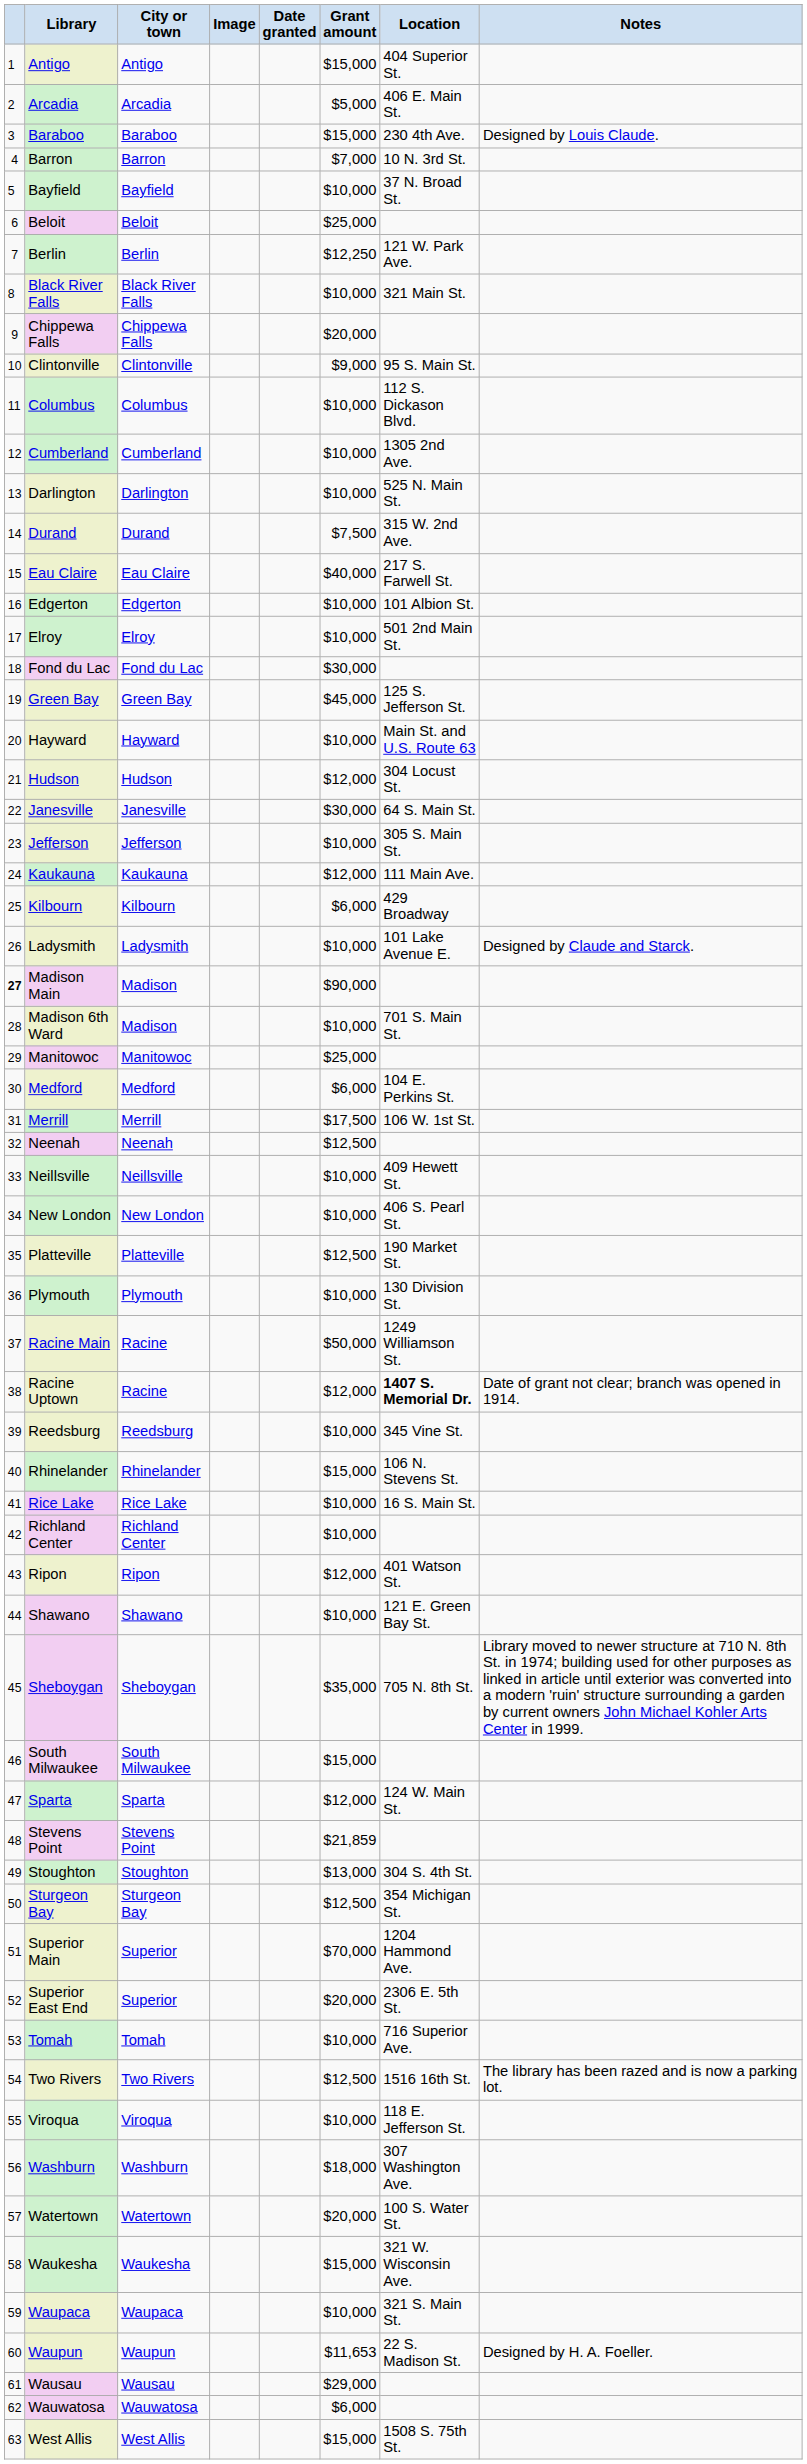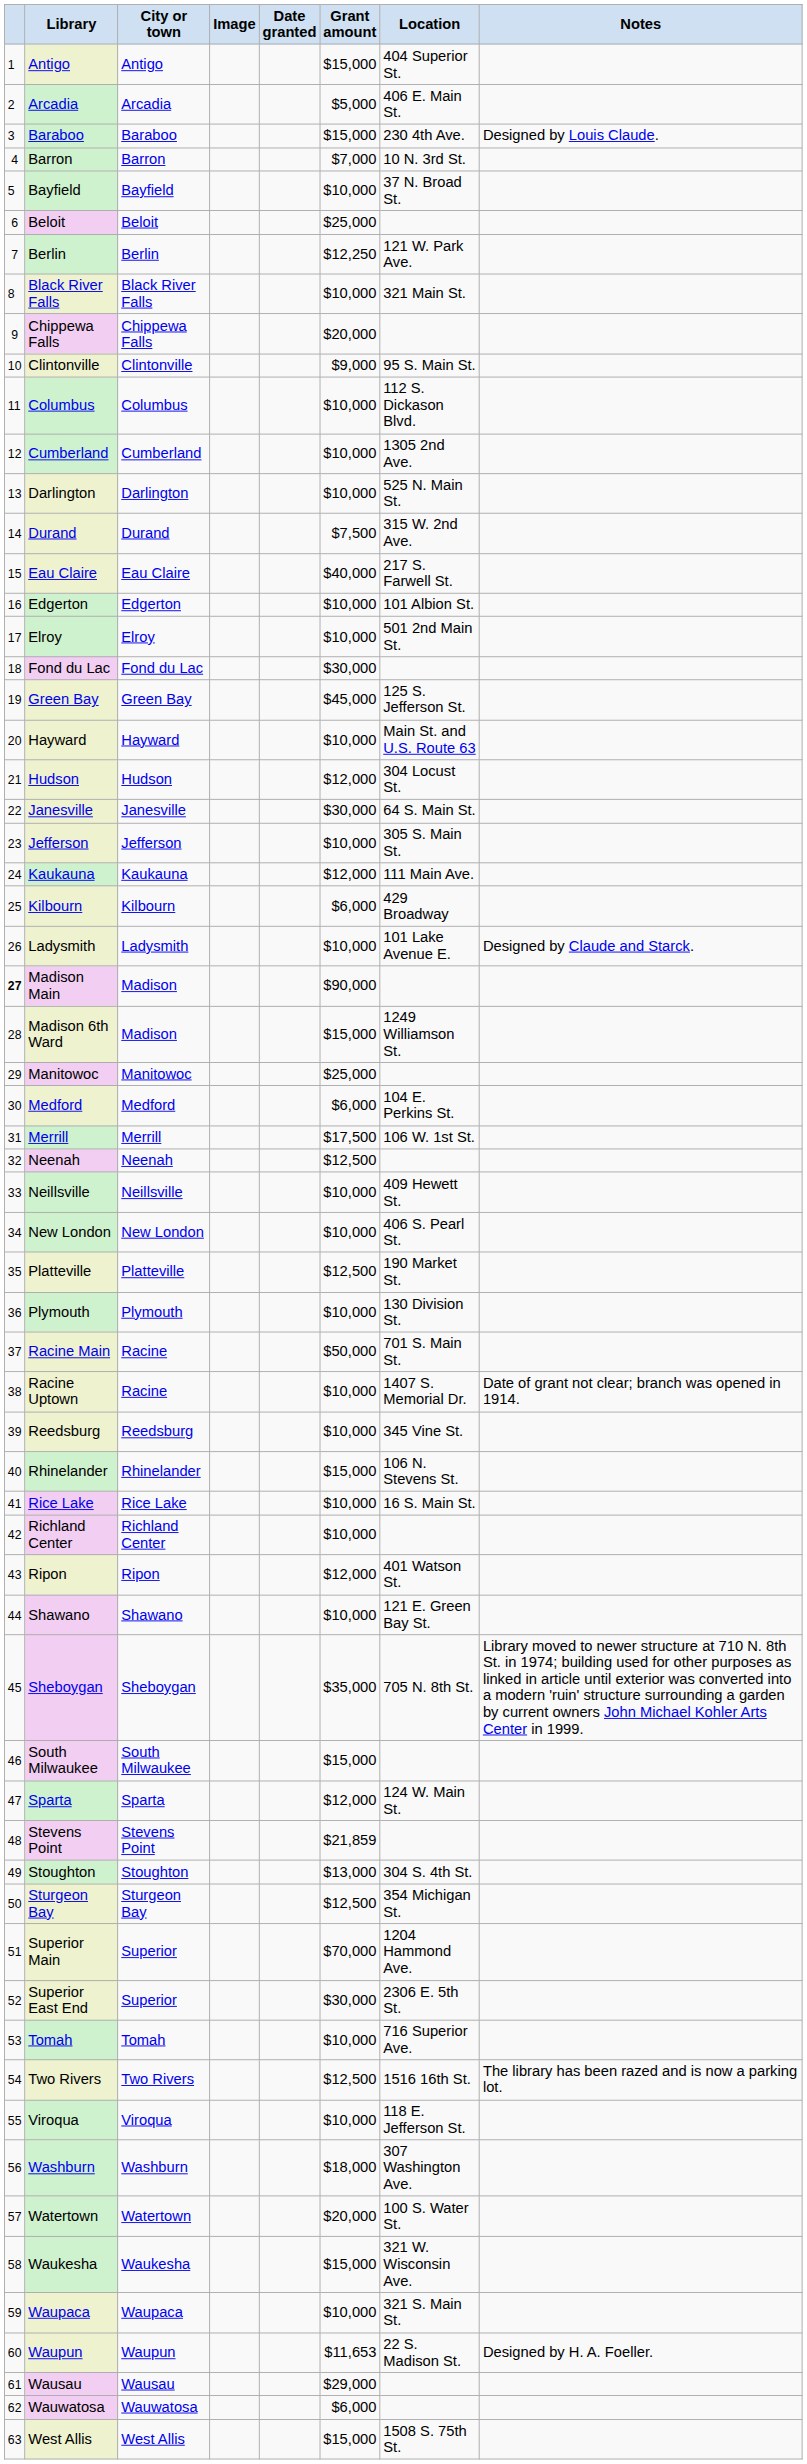(350, 1025) $10,000 -> (350, 1034) $15,000
(423, 1025) 701 S. Main St. -> (419, 1034) 1249 Williamson St.
(419, 1343) 1249 Williamson St. -> (423, 1351) 701 S. Main St.
(350, 1391) $12,000 -> (350, 1391) $10,000
(427, 1391) bold -> (425, 1391) normal
(350, 2000) $20,000 -> (350, 2000) $30,000
